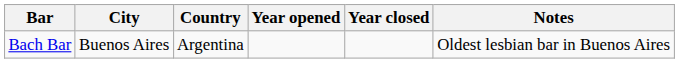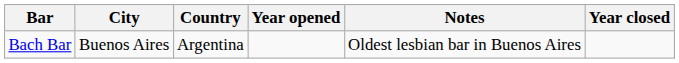columns swapped: (389, 17) <-> (554, 17)
